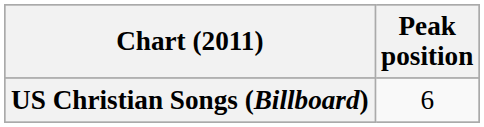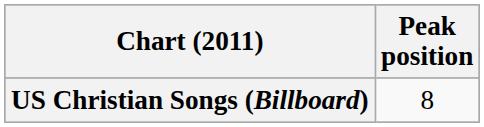(427, 99) 6 -> (427, 99) 8
